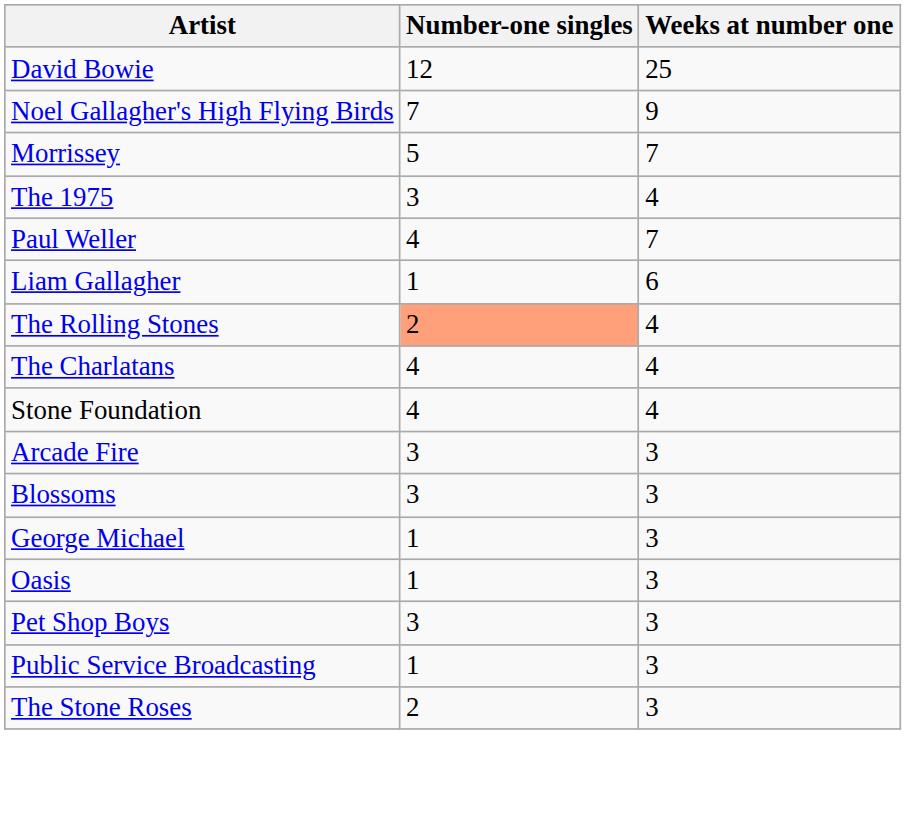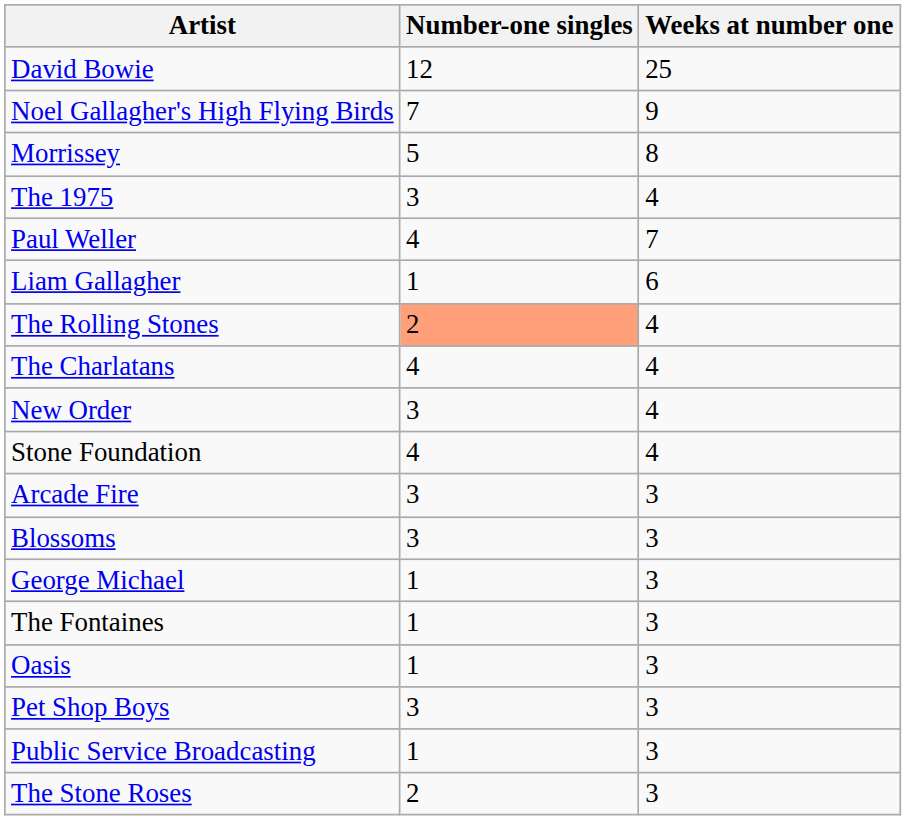(652, 153) 7 -> (652, 153) 8
+ row: (71, 409)
+ row: (88, 622)
